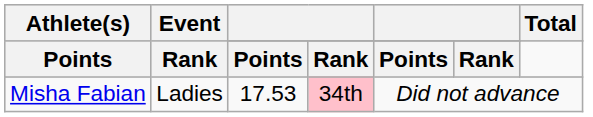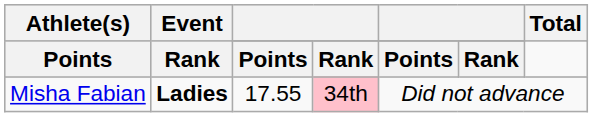(190, 94) normal -> (192, 94) bold
(268, 94) 17.53 -> (273, 94) 17.55
